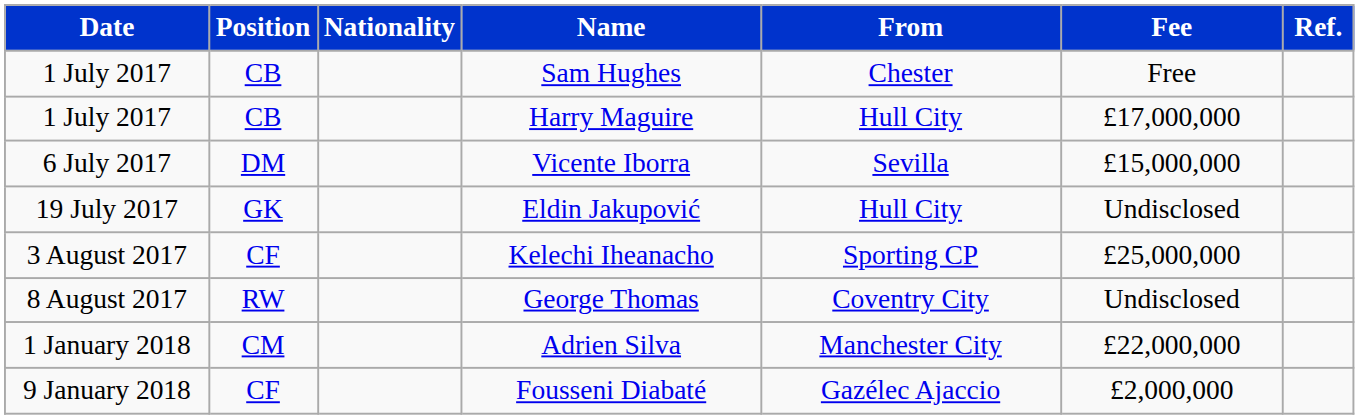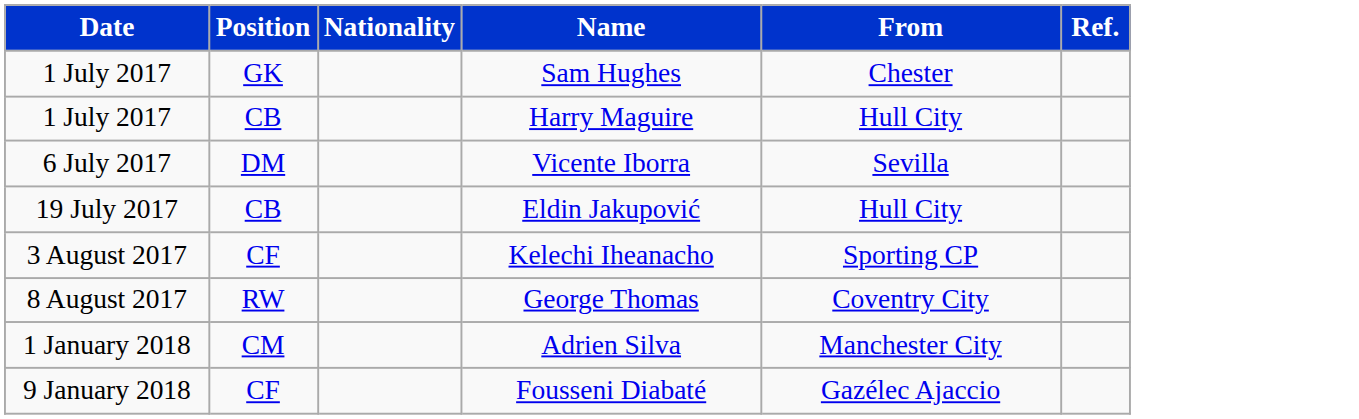- column: (1172, 27)
(263, 72) CB -> (263, 72) GK
(263, 209) GK -> (263, 209) CB
